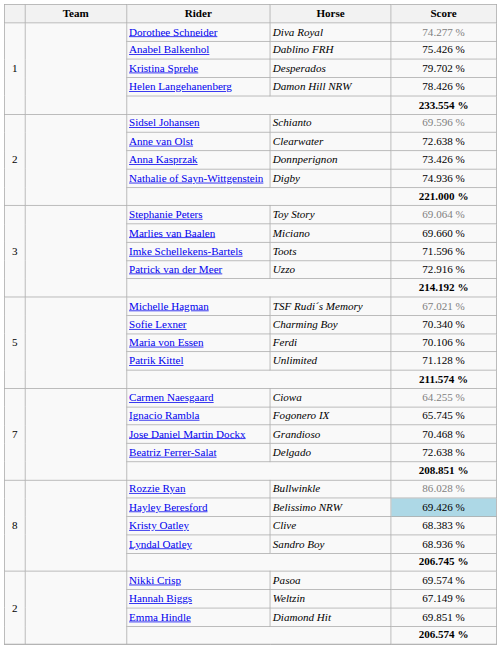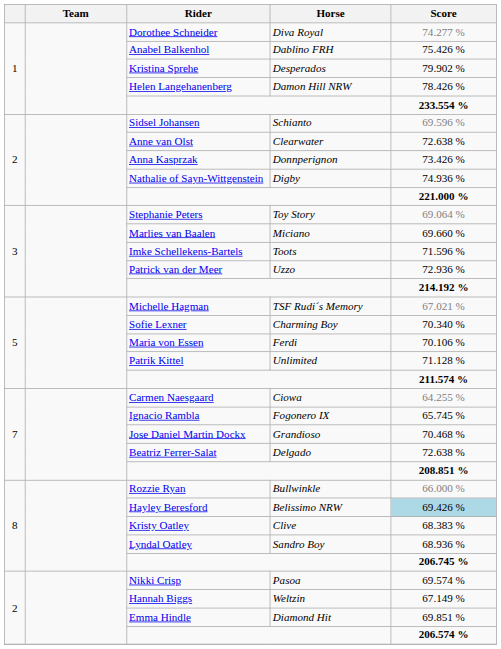(444, 68) 79.702 % -> (444, 68) 79.902 %
(444, 270) 72.916 % -> (444, 270) 72.936 %
(444, 489) 86.028 % -> (444, 489) 66.000 %
